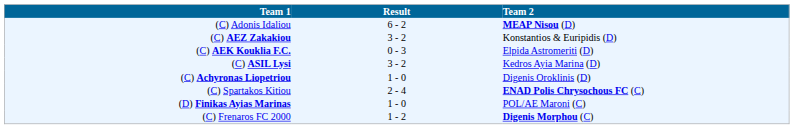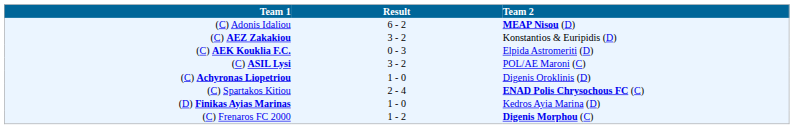(551, 64) Kedros Ayia Marina (D) -> (544, 64) POL/AE Maroni (C)
(544, 104) POL/AE Maroni (C) -> (551, 104) Kedros Ayia Marina (D)
